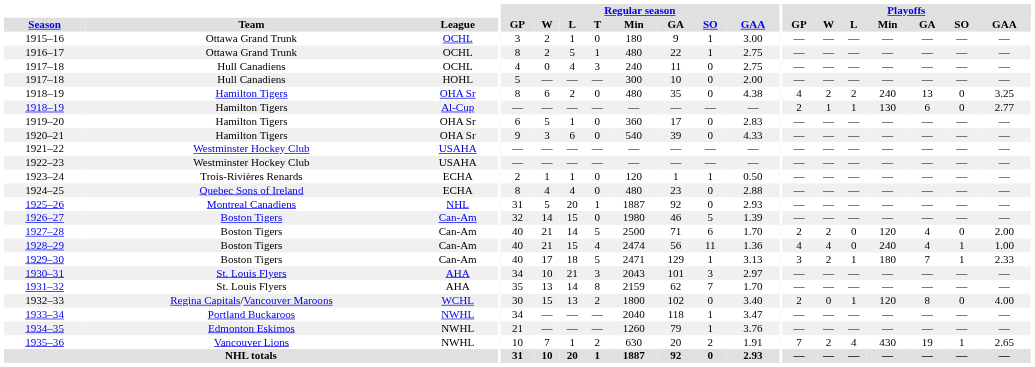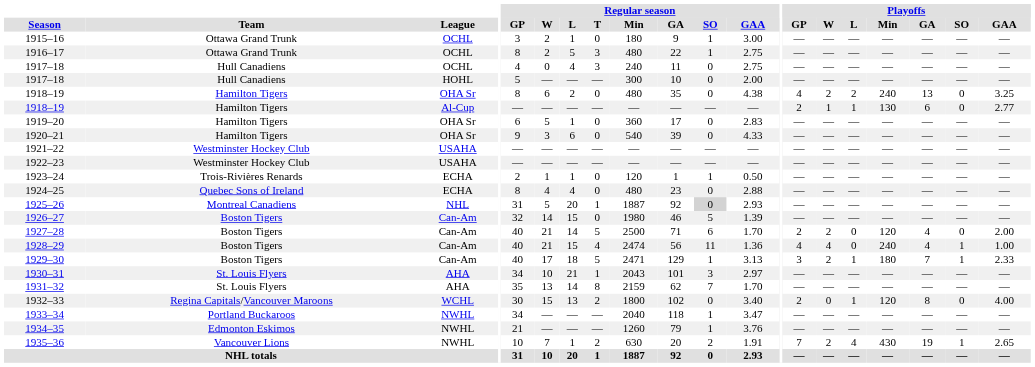(597, 52) 1 -> (597, 52) 3
(710, 204) no background -> (710, 204) lightgrey background
(597, 273) 3 -> (597, 273) 1
